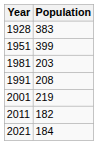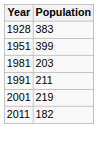(45, 81) 208 -> (44, 81) 211
- row: (19, 132)
